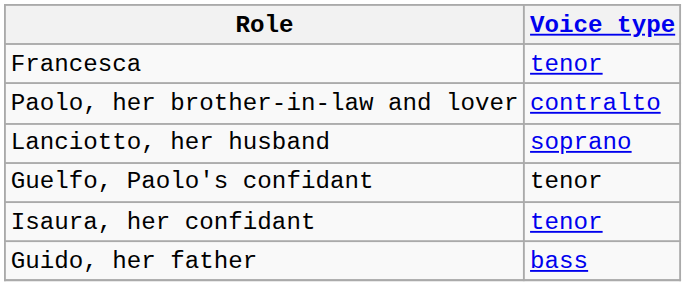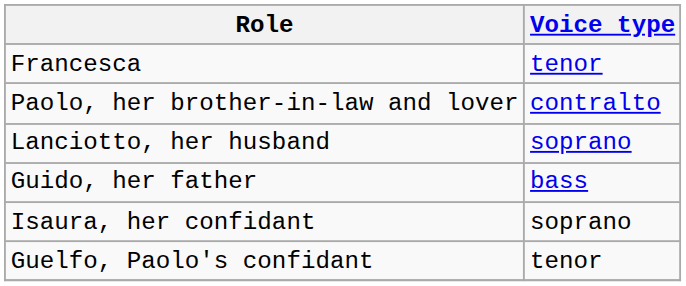rows swapped: (134, 261) <-> (192, 182)
(566, 222) tenor -> (581, 222) soprano
